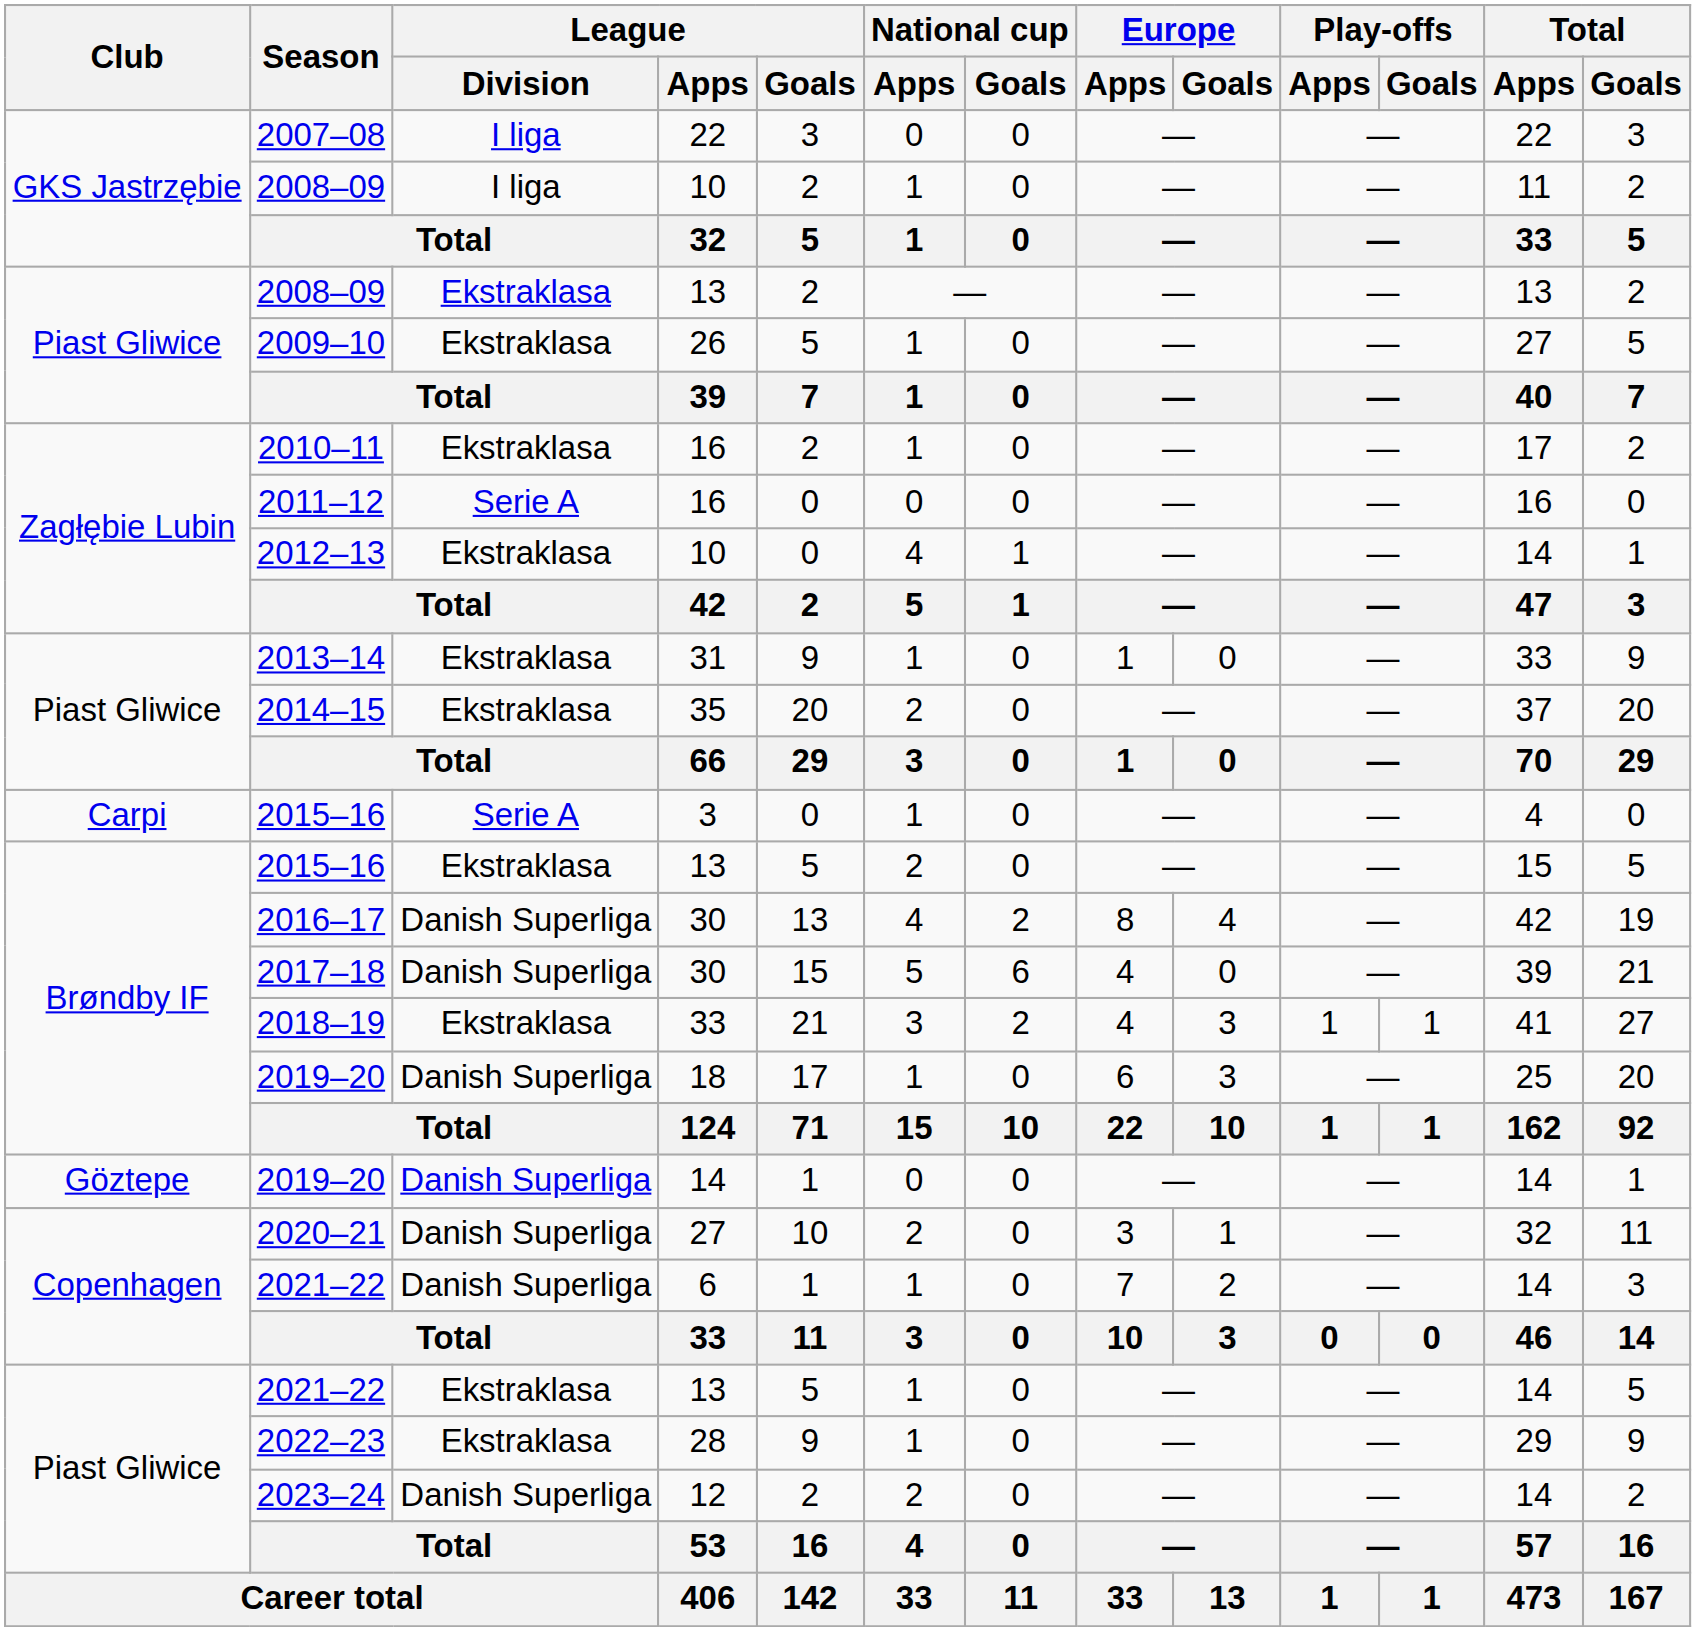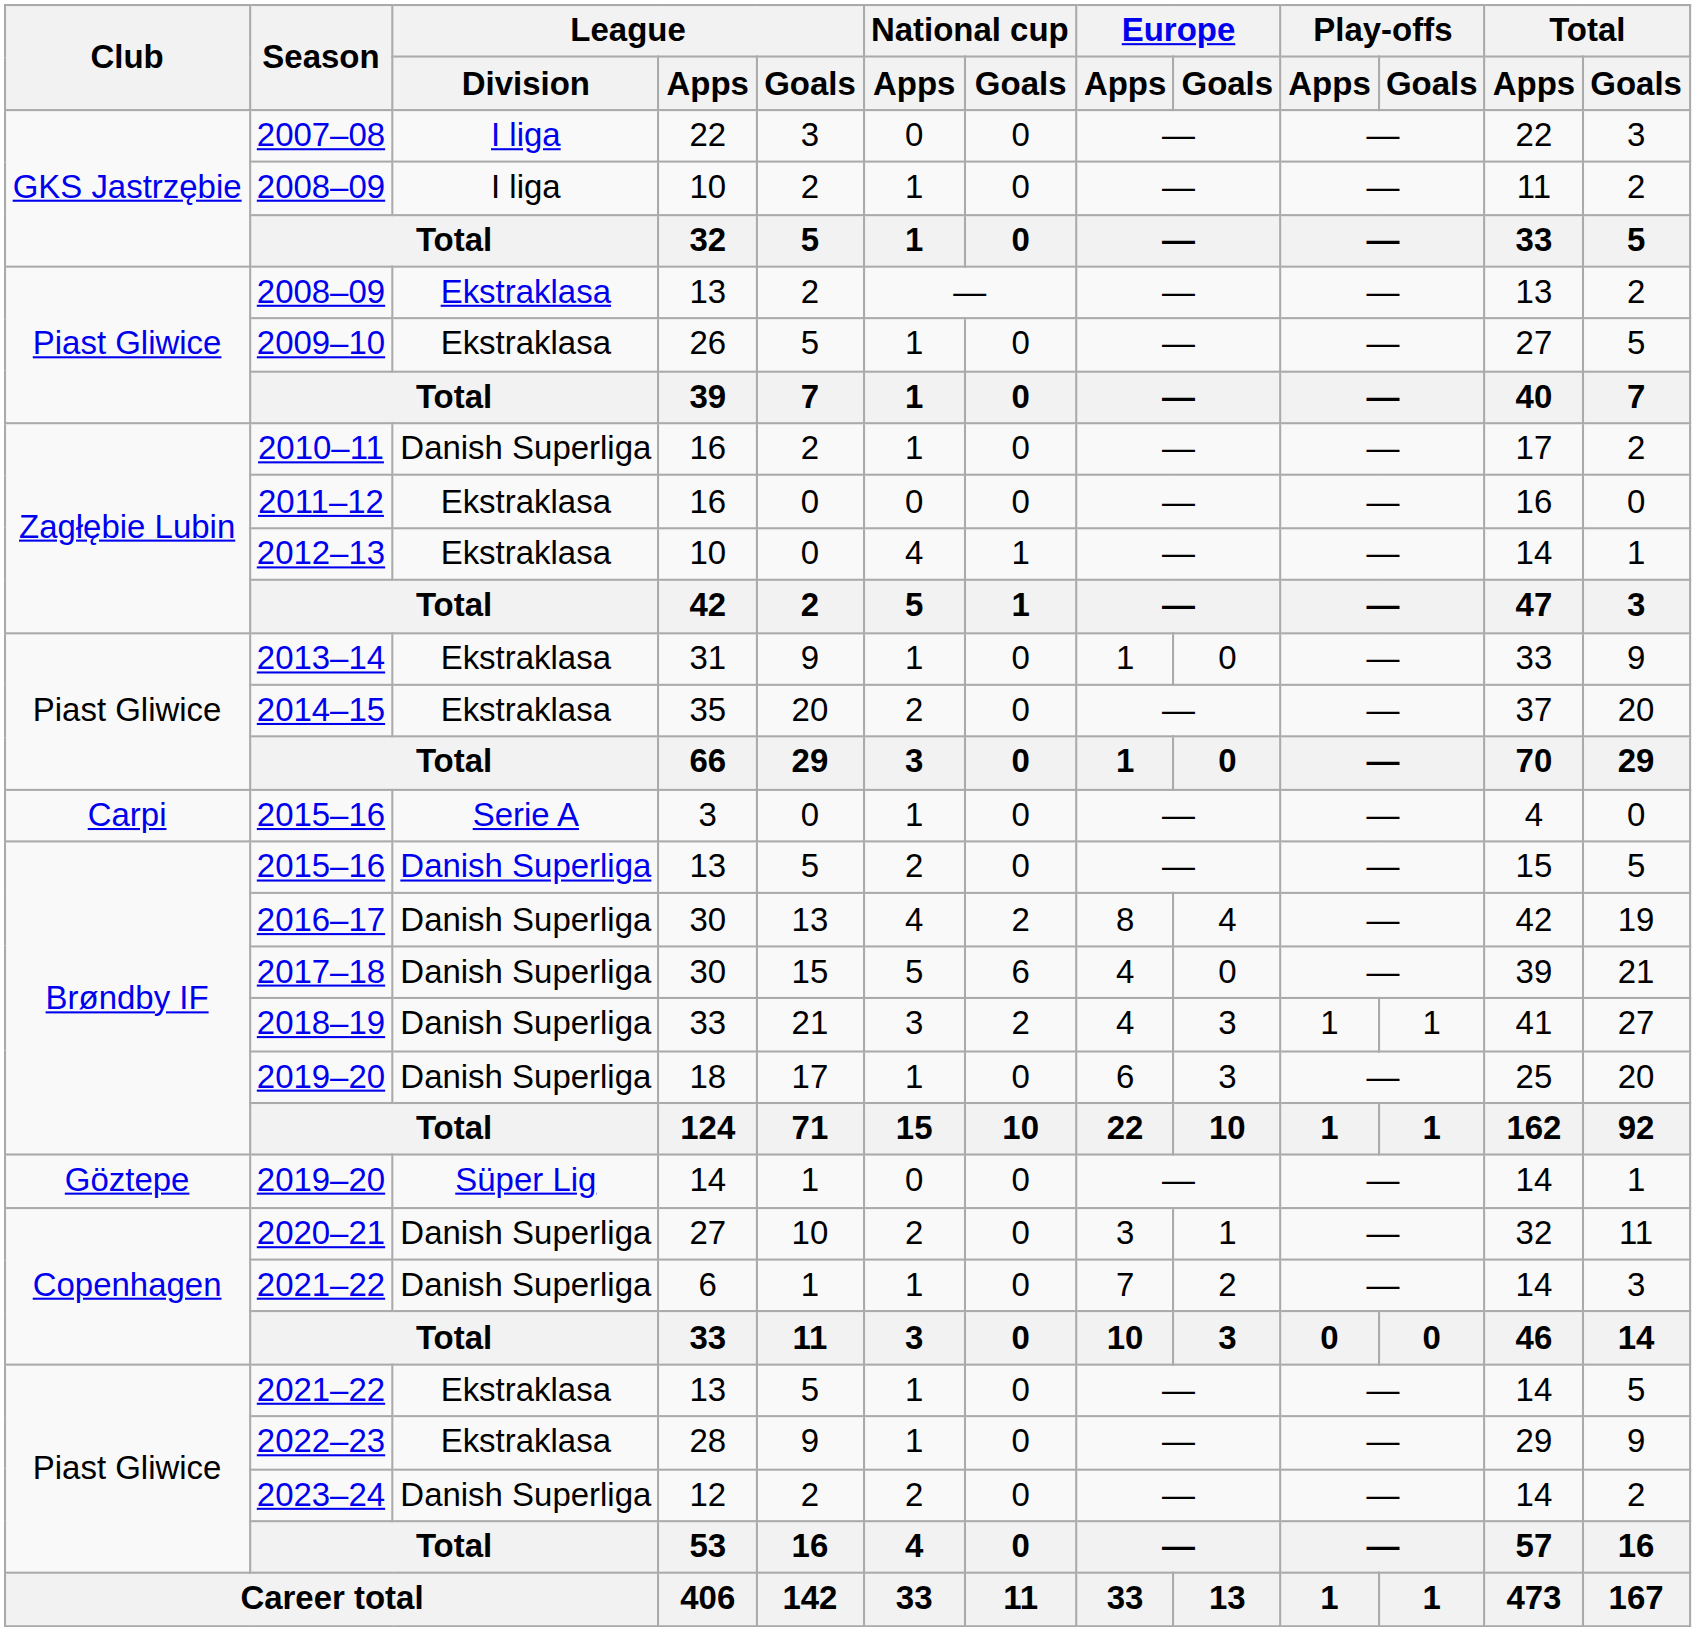(526, 448) Ekstraklasa -> (526, 448) Danish Superliga
(526, 501) Serie A -> (526, 501) Ekstraklasa
(526, 866) Ekstraklasa -> (526, 866) Danish Superliga
(526, 1023) Ekstraklasa -> (526, 1023) Danish Superliga
(526, 1180) Danish Superliga -> (526, 1180) Süper Lig
